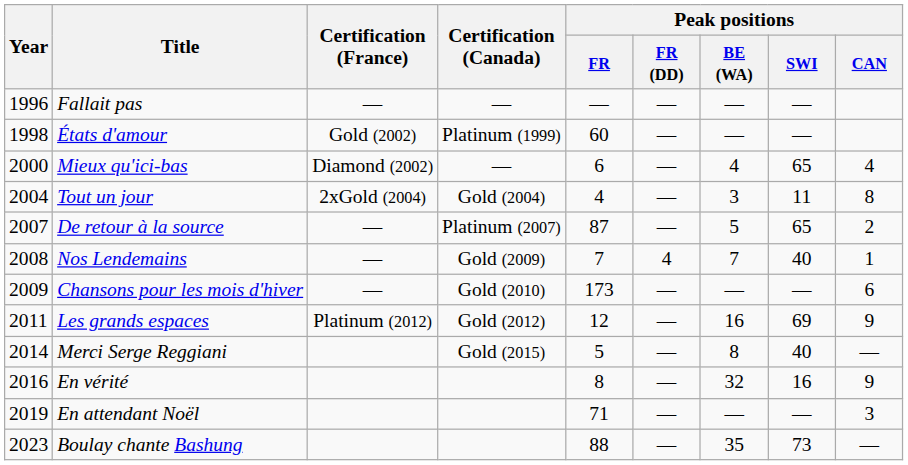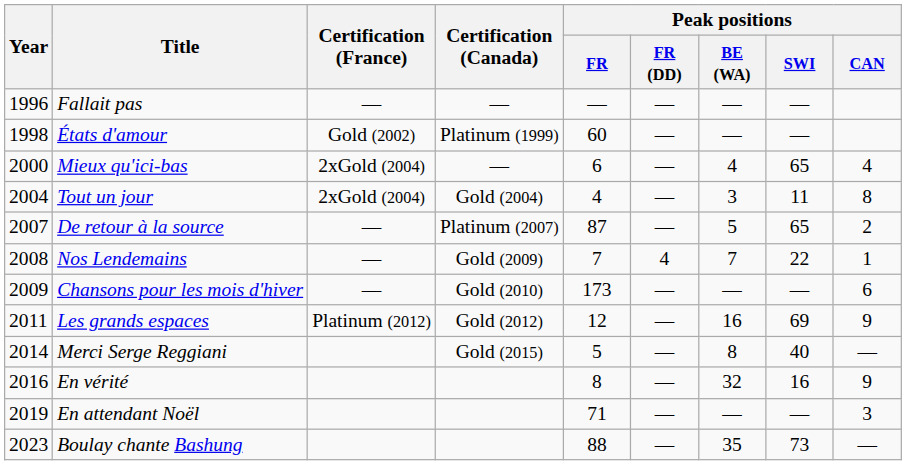(373, 165) Diamond (2002) -> (372, 165) 2xGold (2004)
(802, 258) 40 -> (800, 258) 22
